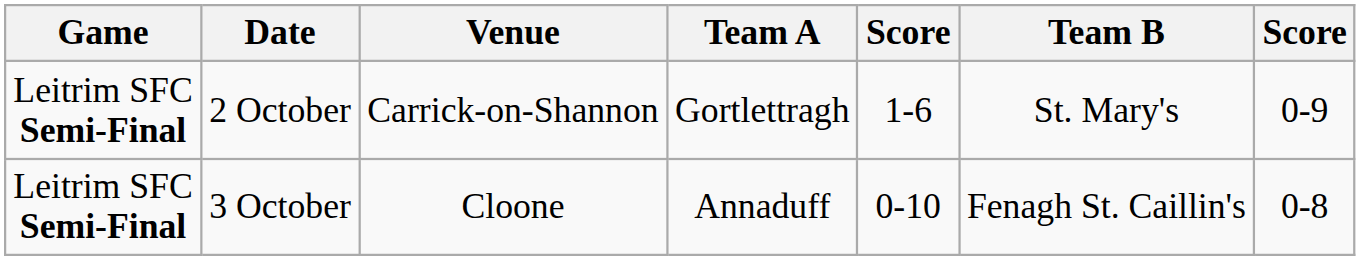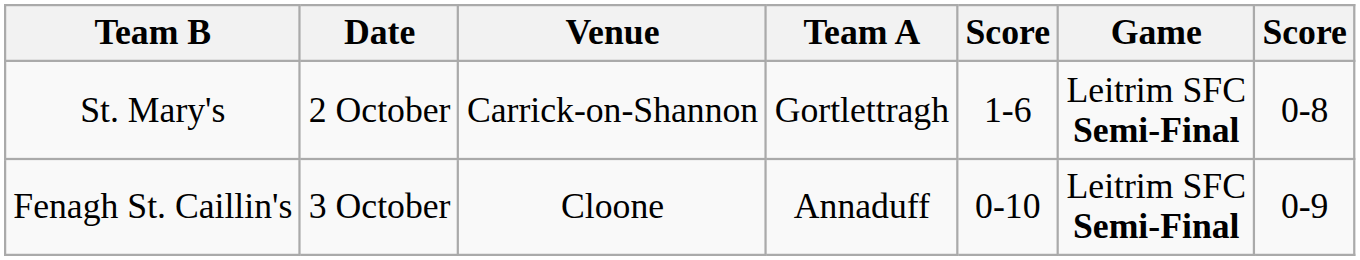columns swapped: (103, 32) <-> (1106, 32)
(1305, 109) 0-9 -> (1305, 109) 0-8
(1305, 206) 0-8 -> (1305, 206) 0-9
